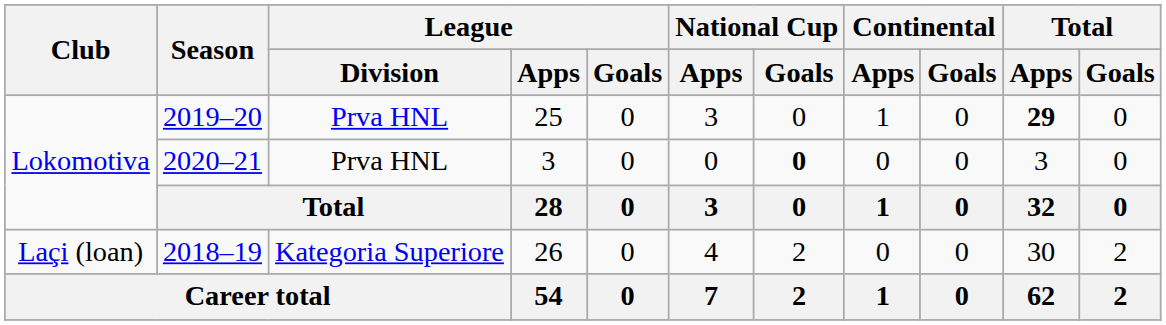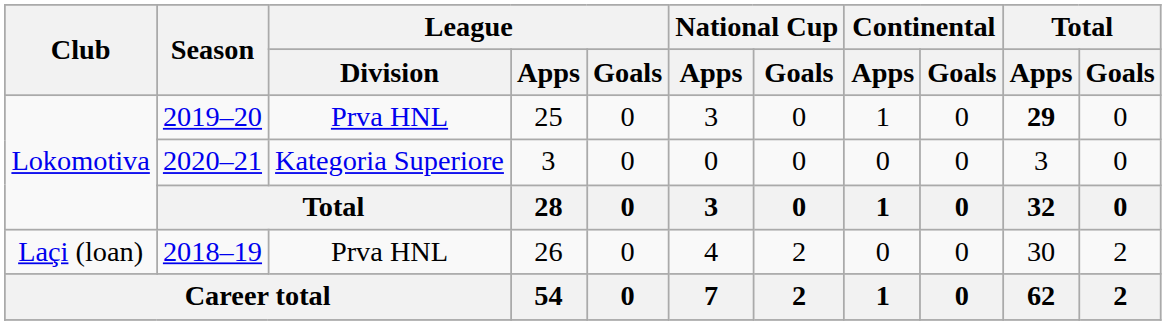(390, 161) Prva HNL -> (390, 161) Kategoria Superiore
(799, 161) bold -> (799, 161) normal
(390, 251) Kategoria Superiore -> (390, 251) Prva HNL
